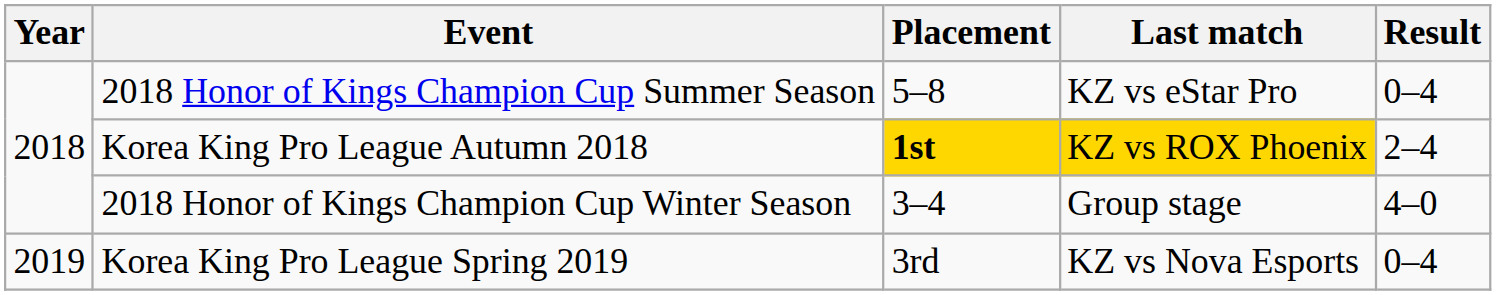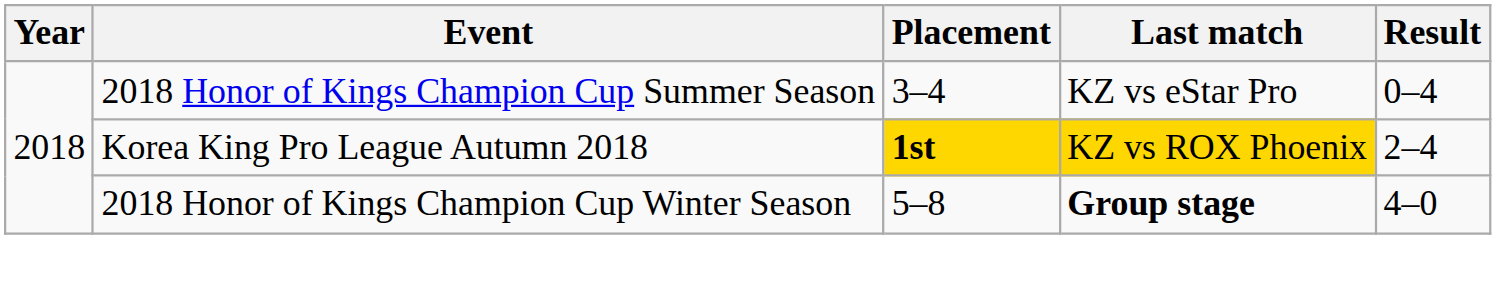(919, 89) 5–8 -> (919, 89) 3–4
(919, 203) 3–4 -> (919, 203) 5–8
(1154, 203) normal -> (1161, 203) bold
- row: (365, 260)
